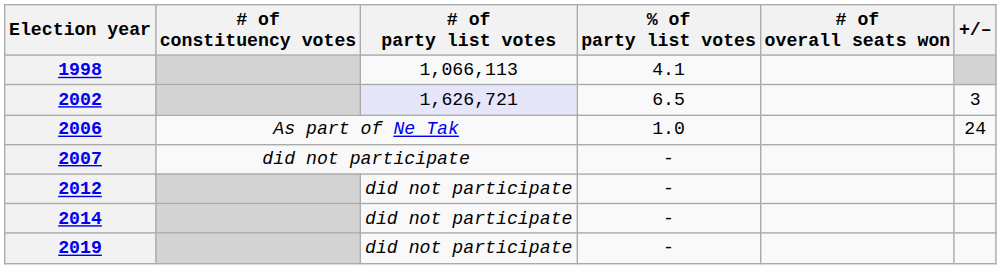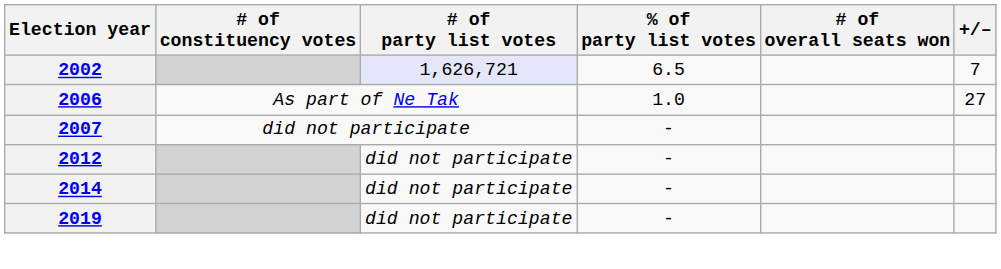- row: (80, 70)
(975, 100) 3 -> (975, 70) 7
(975, 130) 24 -> (975, 100) 27
